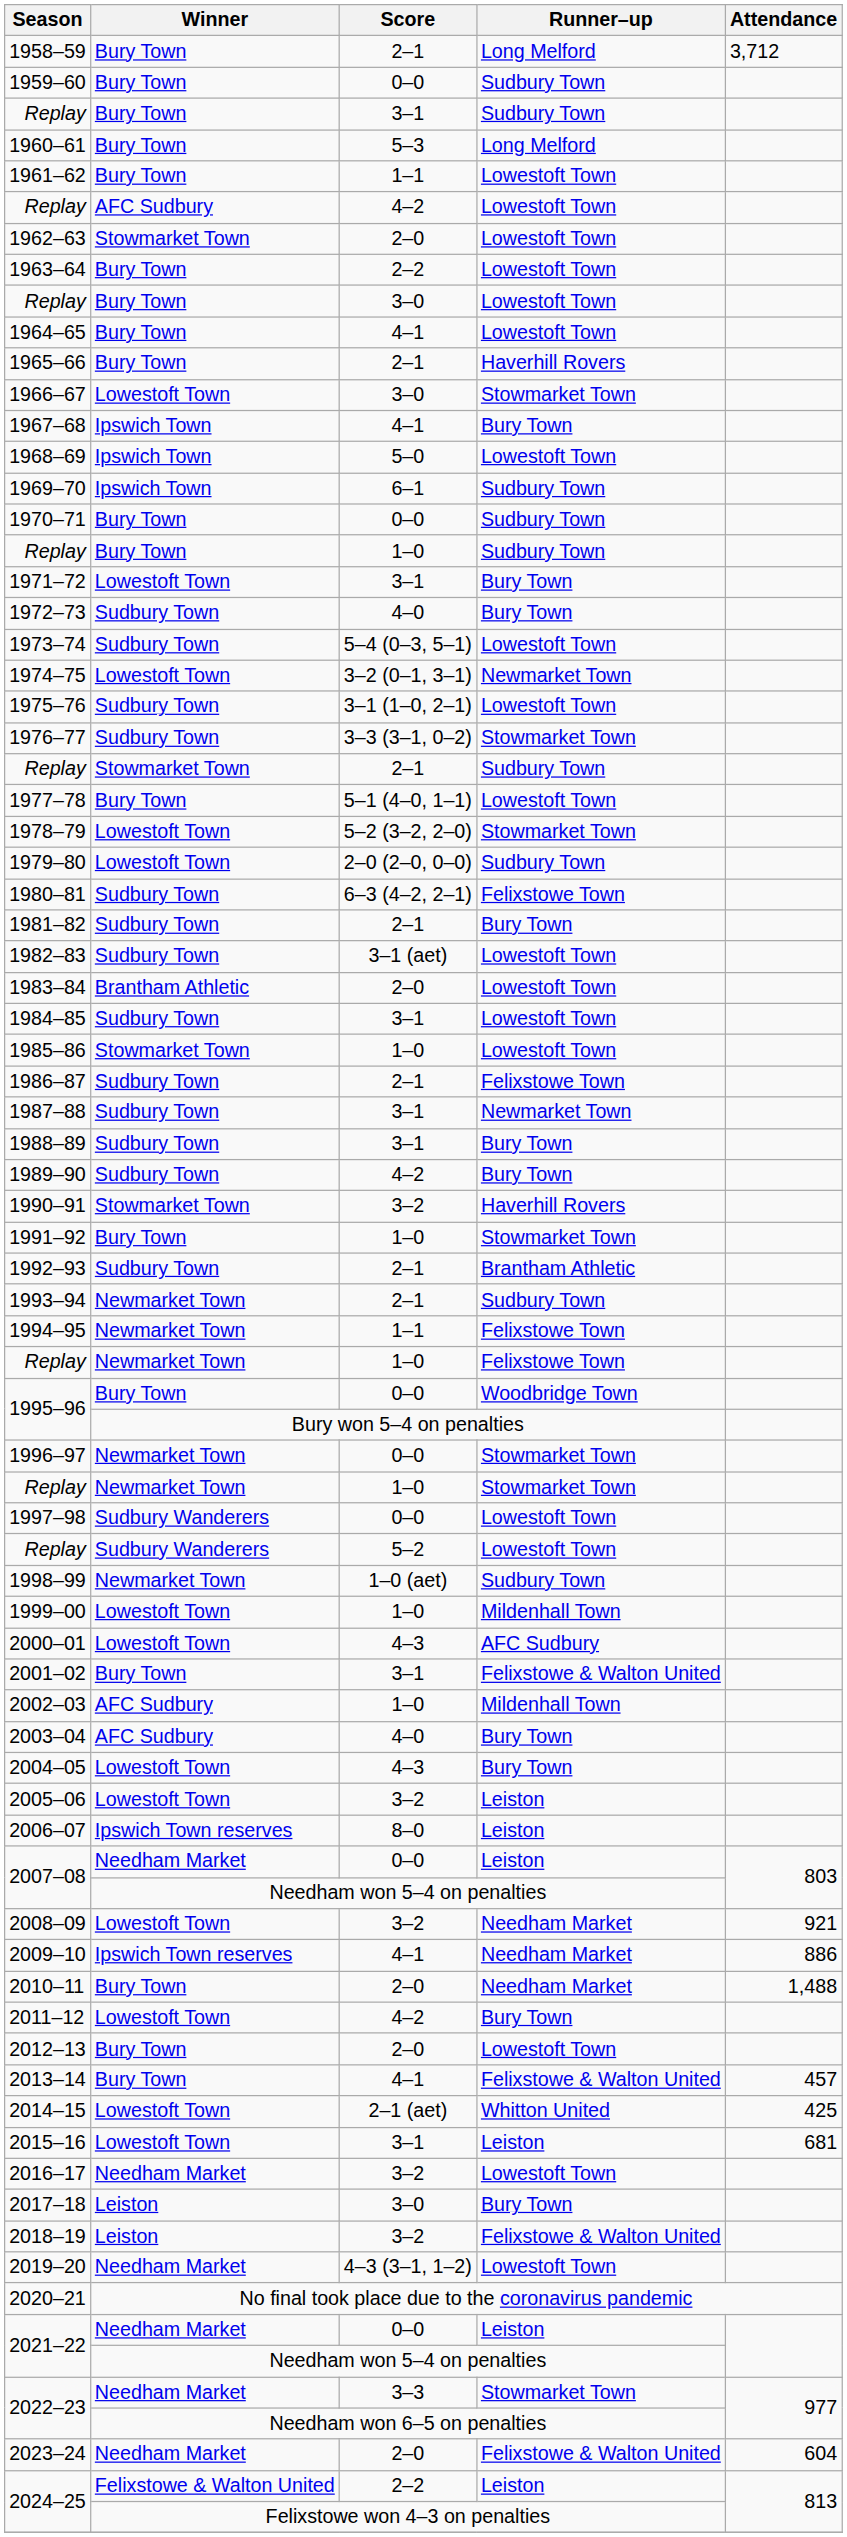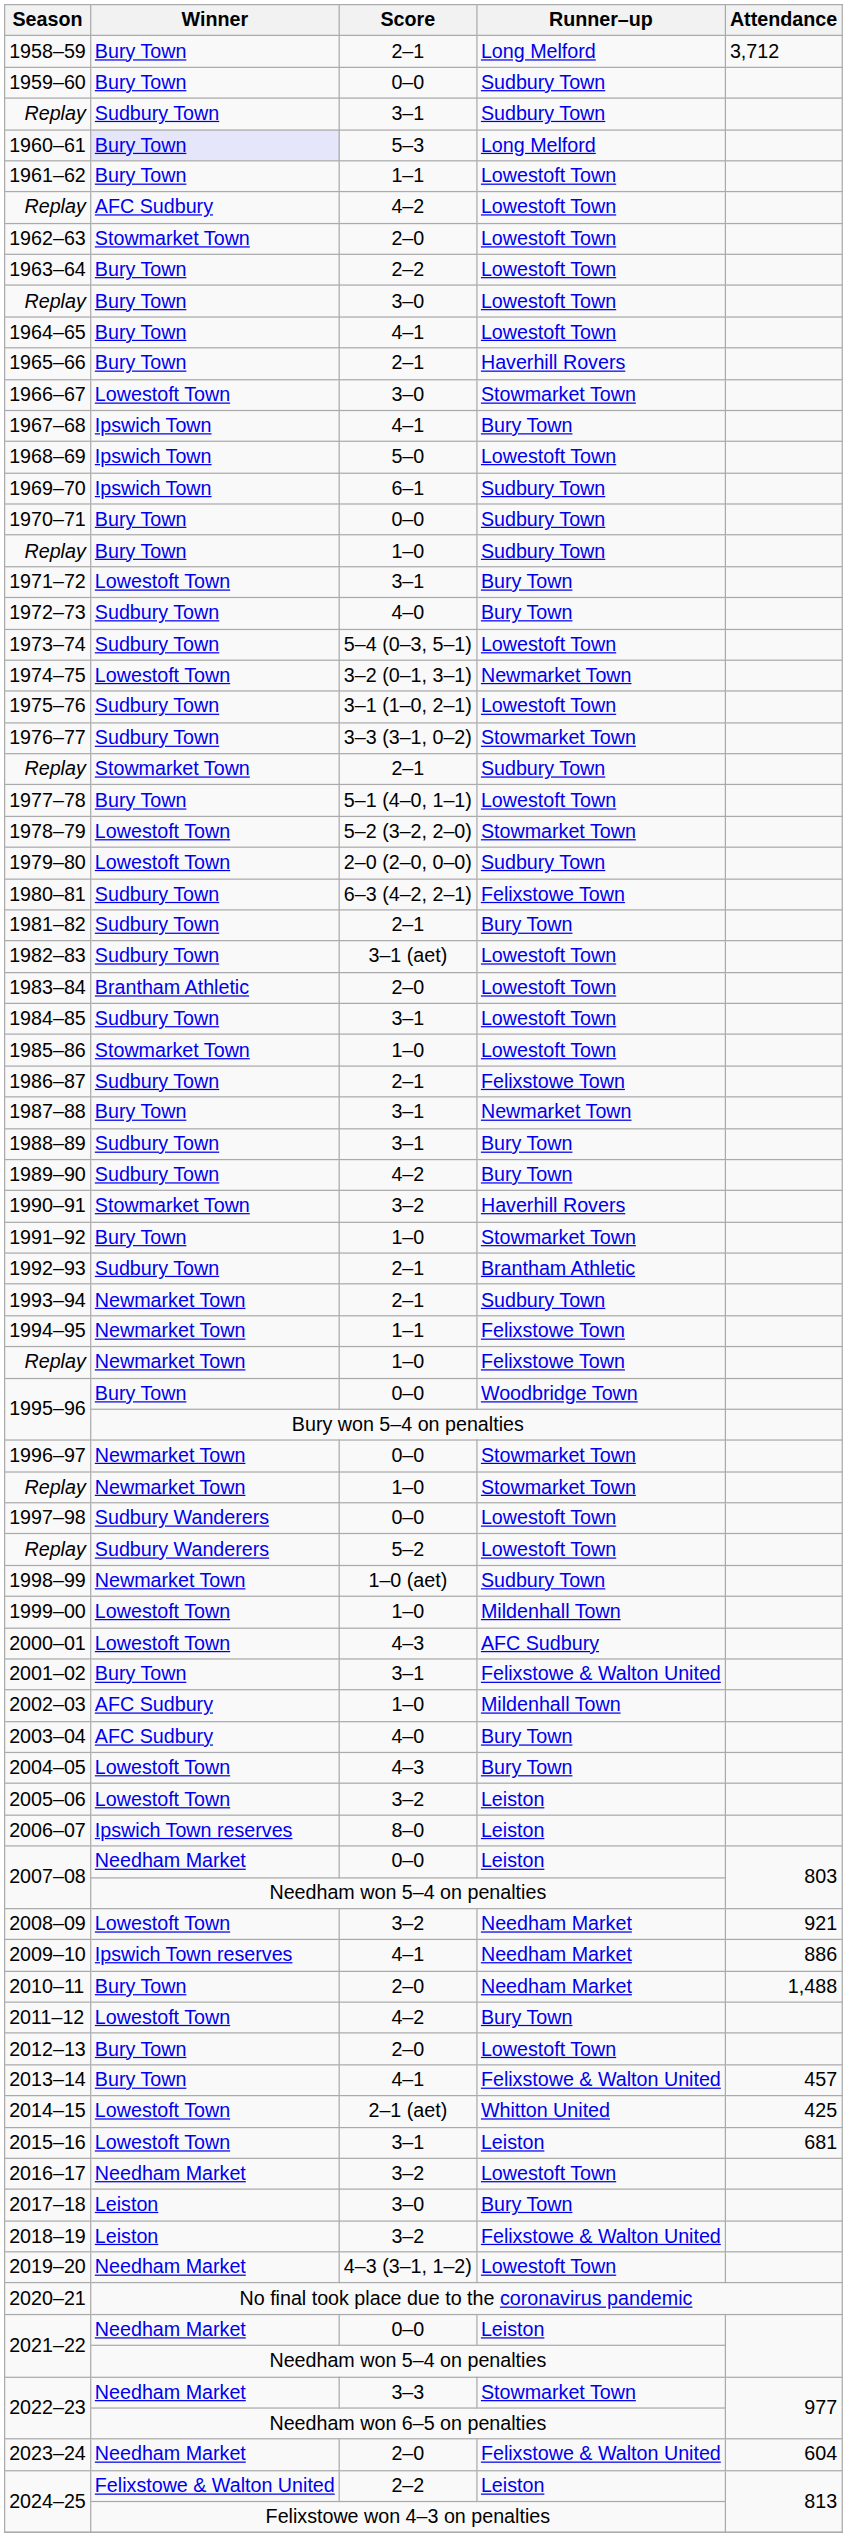(141, 113) Bury Town -> (157, 113) Sudbury Town
(141, 144) no background -> (141, 144) lavender background
(157, 1112) Sudbury Town -> (141, 1112) Bury Town
